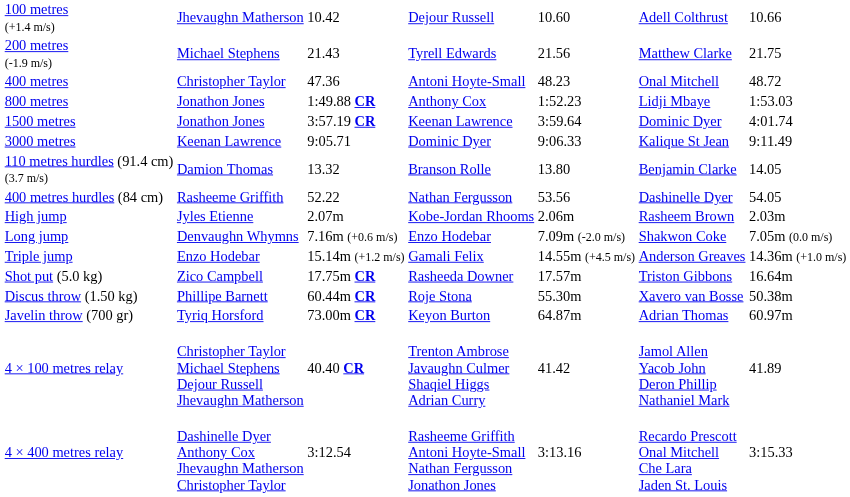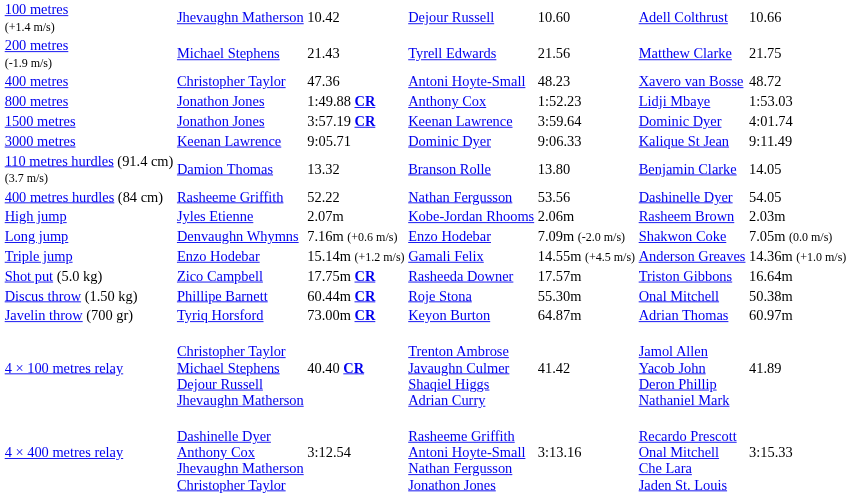(679, 81) Onal Mitchell -> (691, 81) Xavero van Bosse
(691, 296) Xavero van Bosse -> (679, 296) Onal Mitchell
